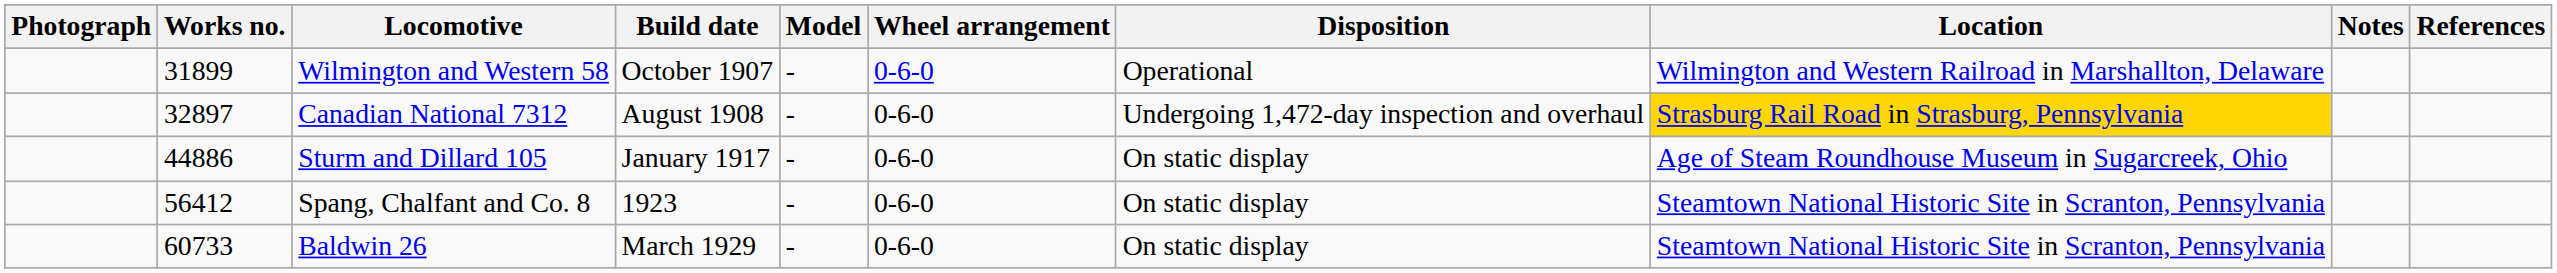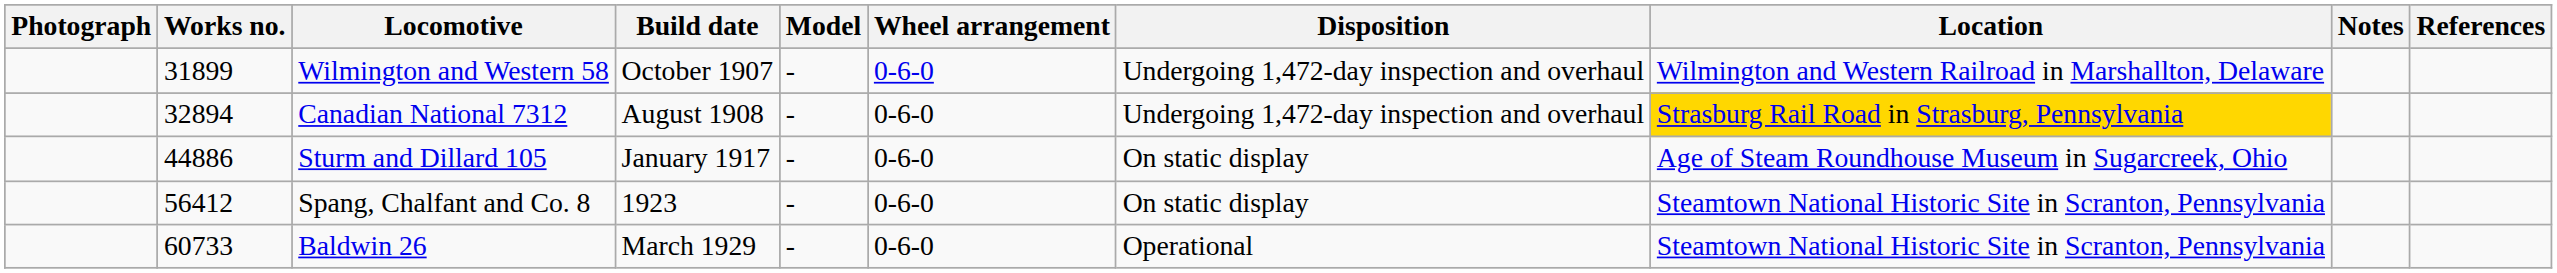(1188, 70) Operational -> (1383, 70) Undergoing 1,472-day inspection and overhaul
(199, 114) 32897 -> (199, 114) 32894
(1216, 245) On static display -> (1188, 245) Operational
